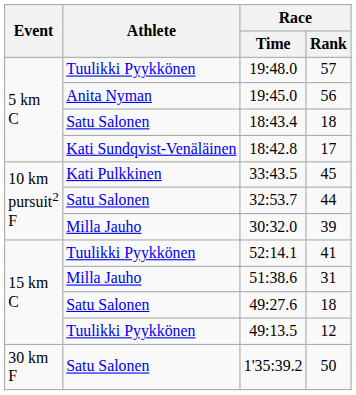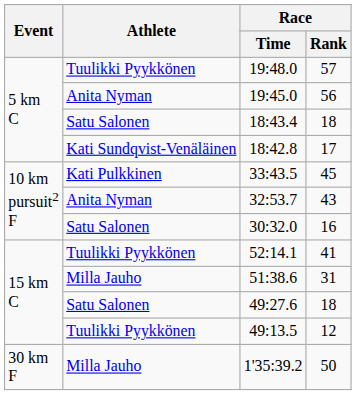(108, 200) Satu Salonen -> (109, 200) Anita Nyman
(328, 200) 44 -> (328, 200) 43
(104, 226) Milla Jauho -> (108, 226) Satu Salonen
(328, 226) 39 -> (328, 226) 16
(108, 366) Satu Salonen -> (104, 366) Milla Jauho
